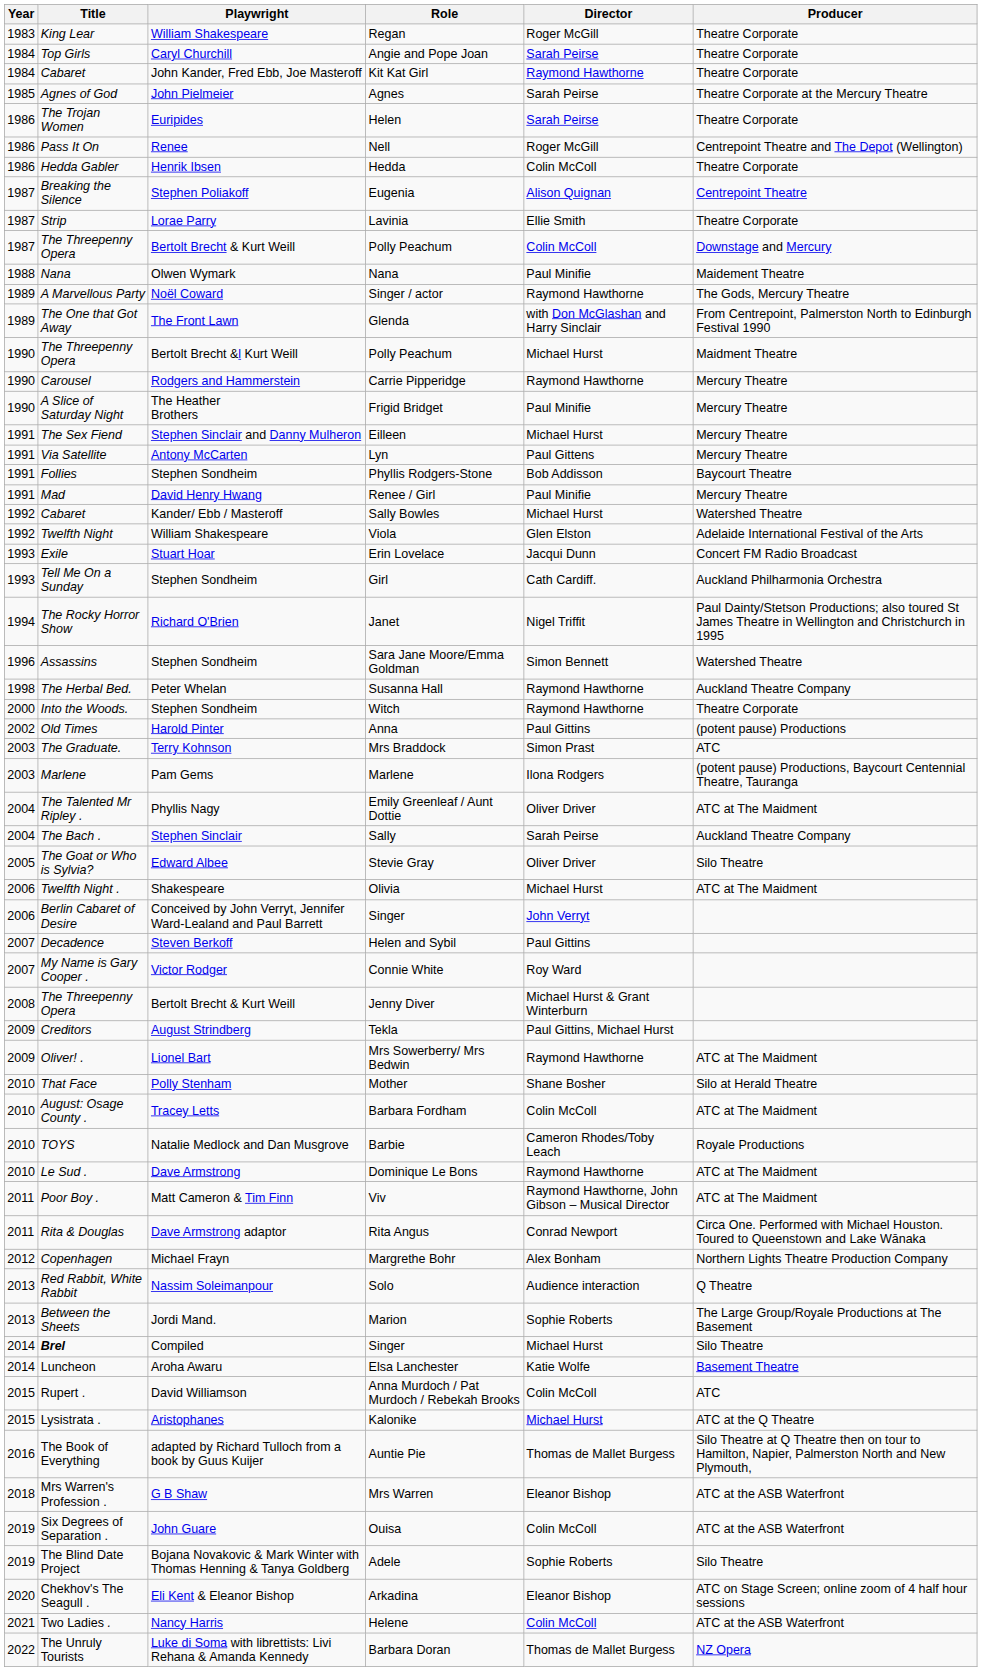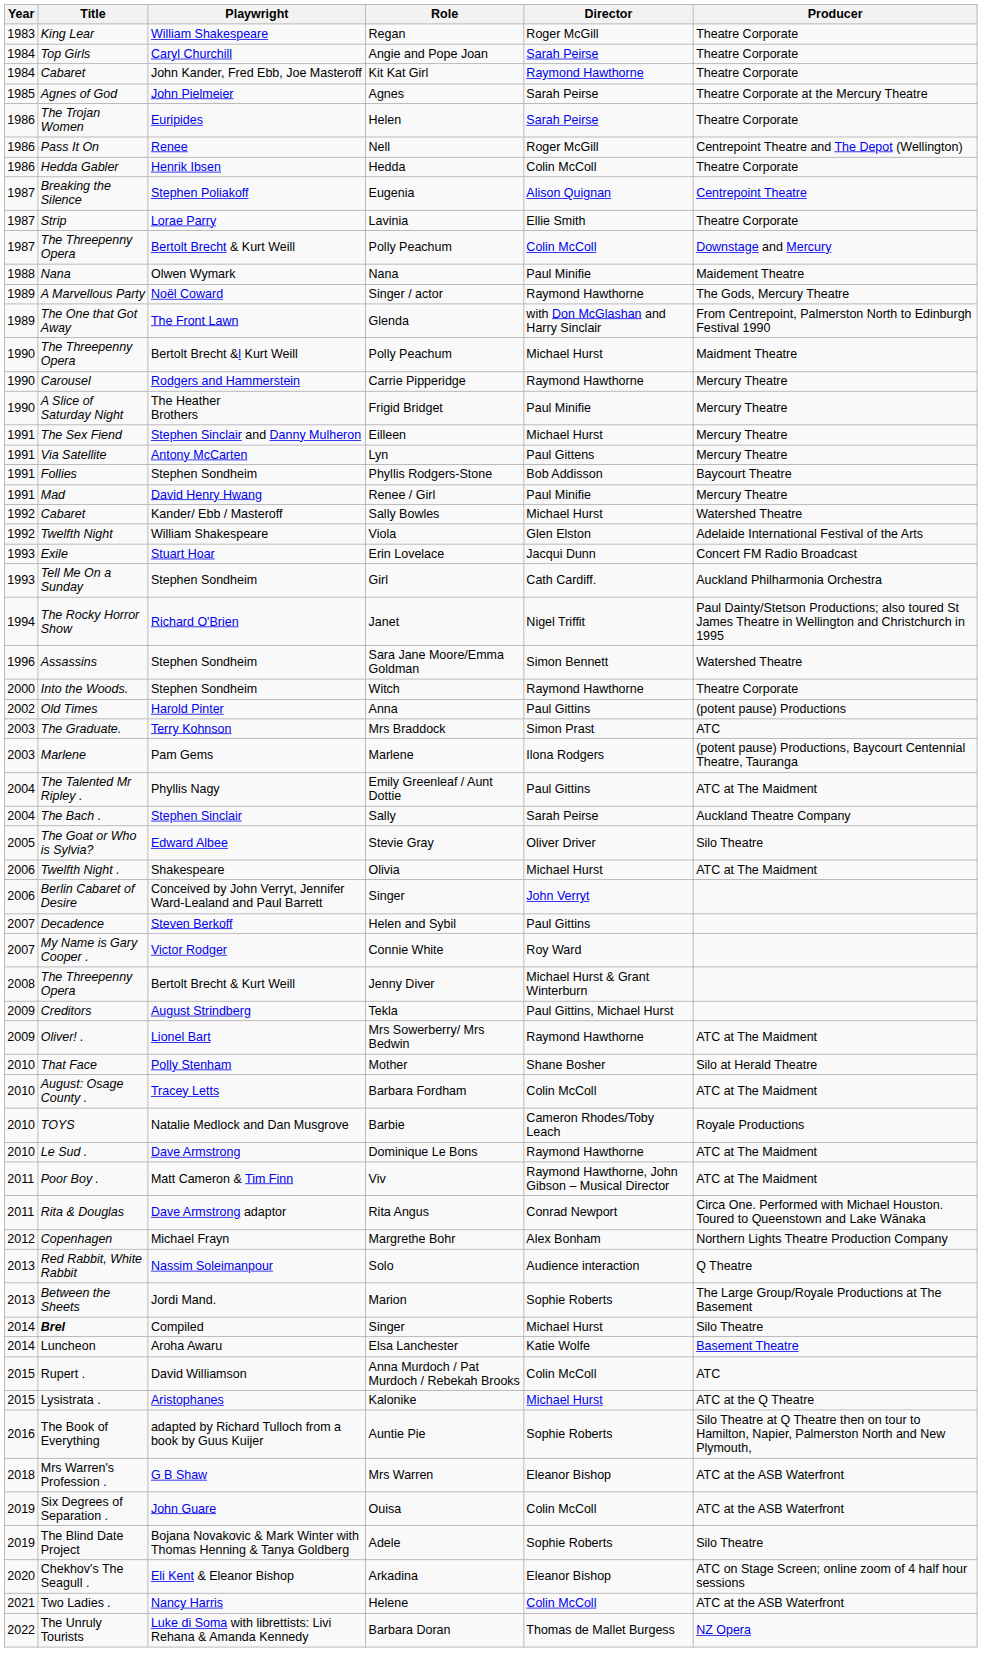- row: (189, 689)
(561, 809) Oliver Driver -> (558, 789) Paul Gittins
(601, 1453) Thomas de Mallet Burgess -> (569, 1434) Sophie Roberts
